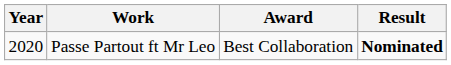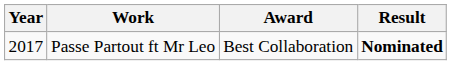(26, 45) 2020 -> (26, 45) 2017
